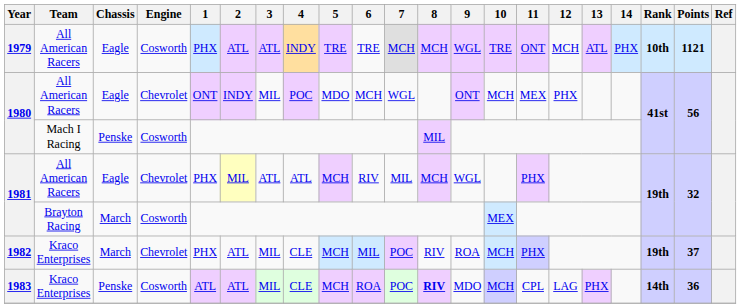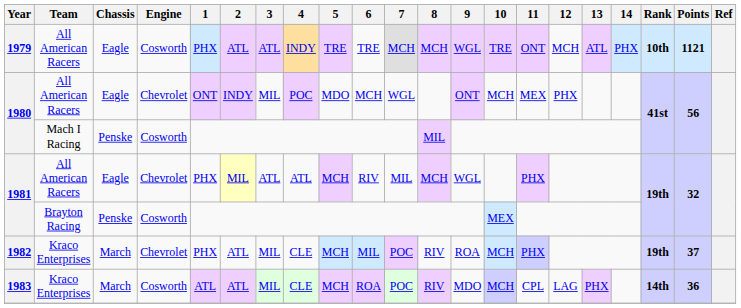(115, 219) March -> (115, 219) Penske
(115, 286) Penske -> (115, 286) March
(434, 286) bold -> (434, 286) normal
